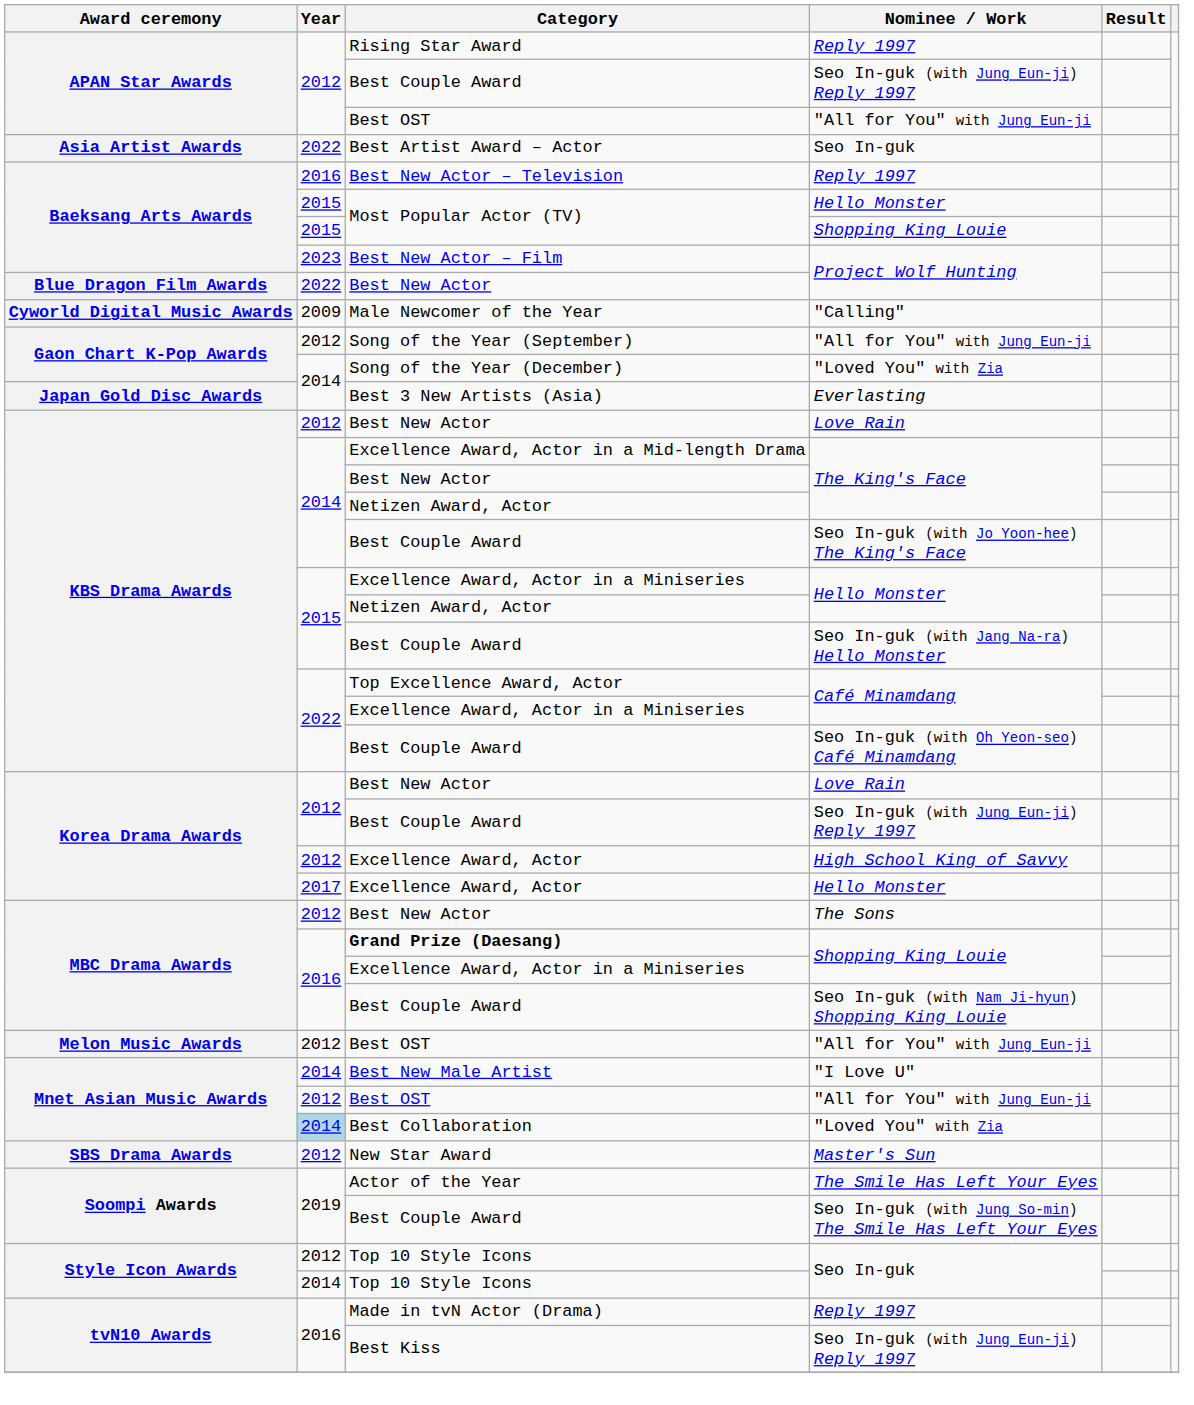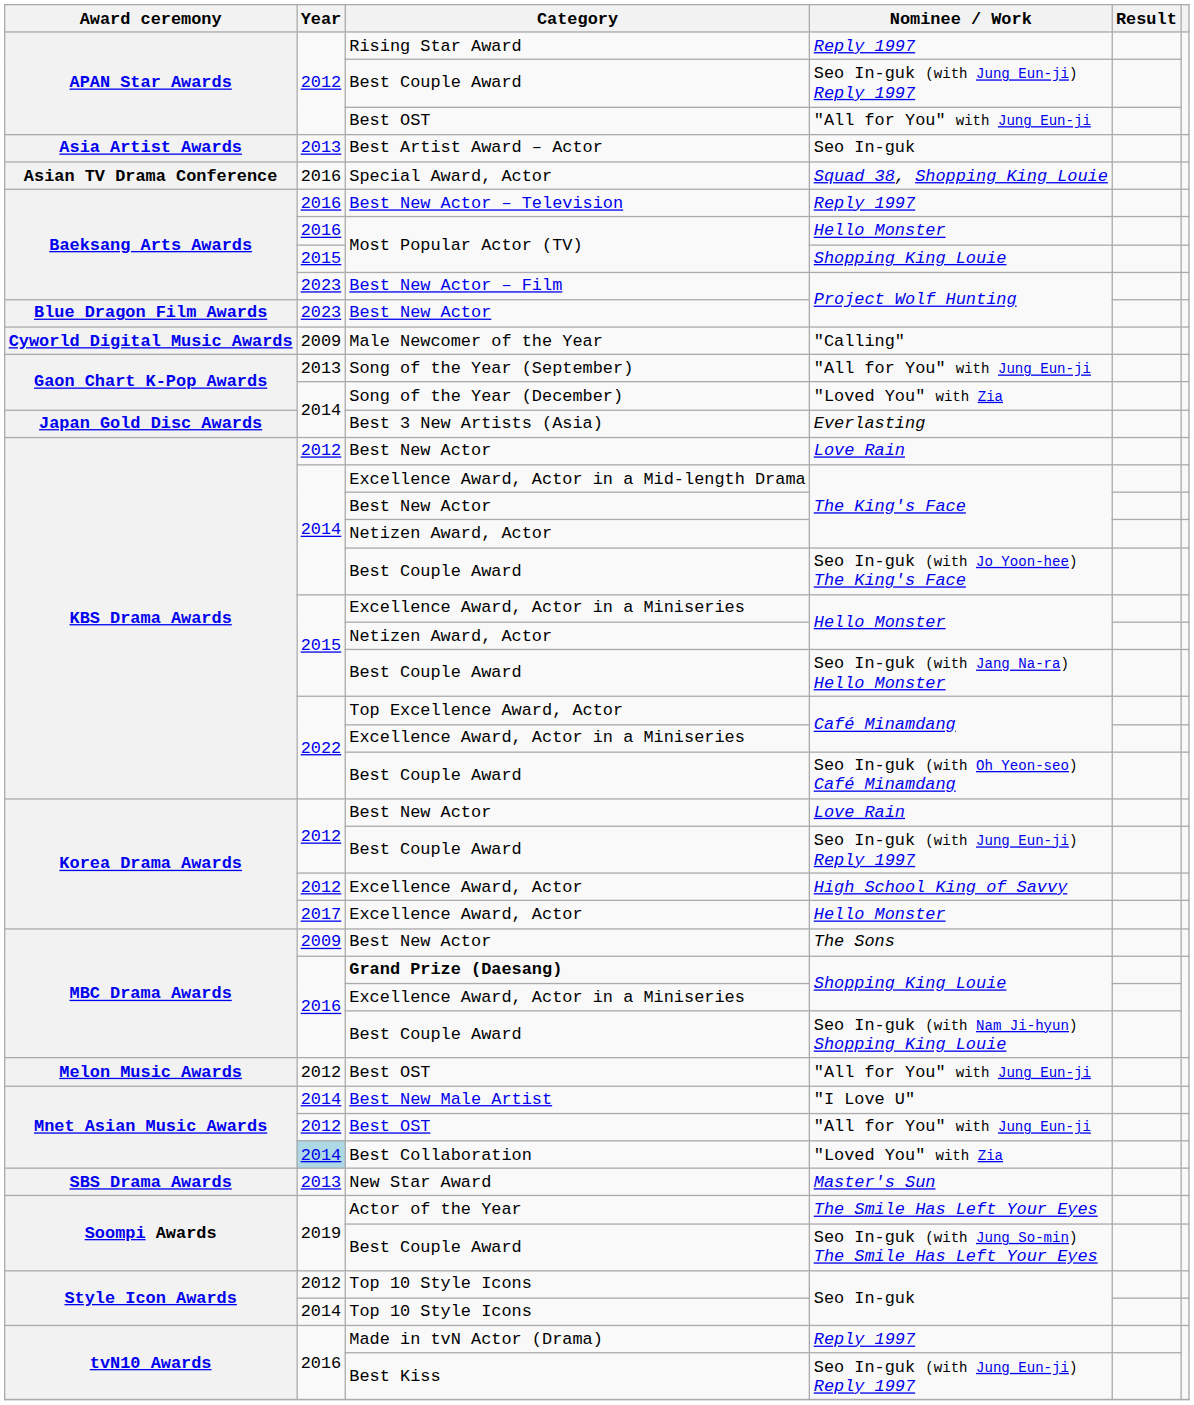(321, 148) 2022 -> (321, 148) 2013
+ row: (451, 176)
(321, 203) 2015 -> (321, 231) 2016
(321, 286) 2022 -> (321, 313) 2023
(321, 341) 2012 -> (321, 368) 2013
(321, 915) 2012 -> (321, 942) 2009
(321, 1155) 2012 -> (321, 1182) 2013
